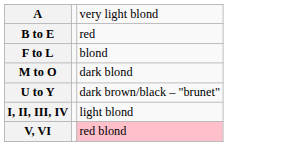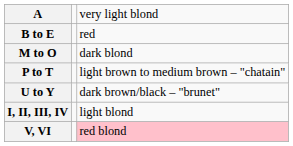- row: (38, 53)
+ row: (38, 72)
